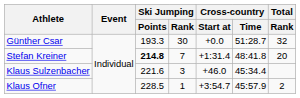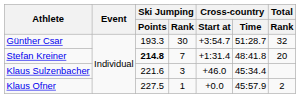(214, 42) +0.0 -> (214, 42) +3:54.7
(152, 86) 228.5 -> (152, 86) 227.5
(214, 86) +3:54.7 -> (214, 86) +0.0
